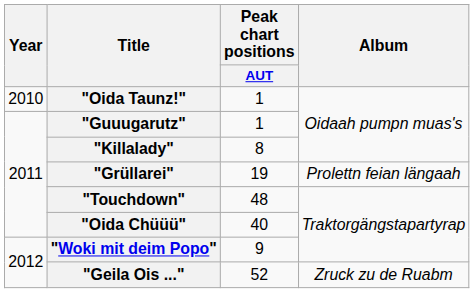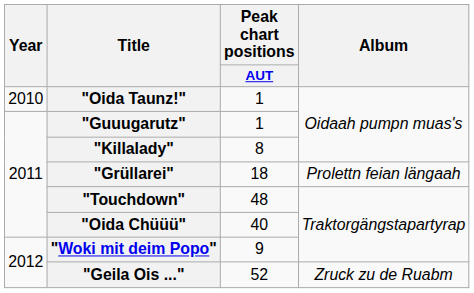(259, 174) 19 -> (259, 174) 18
